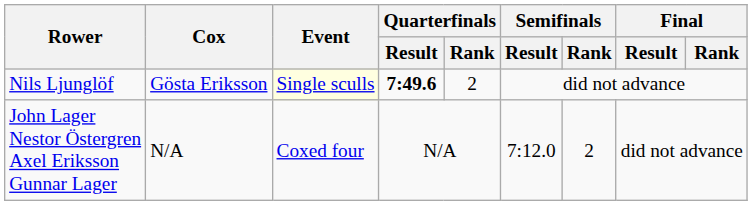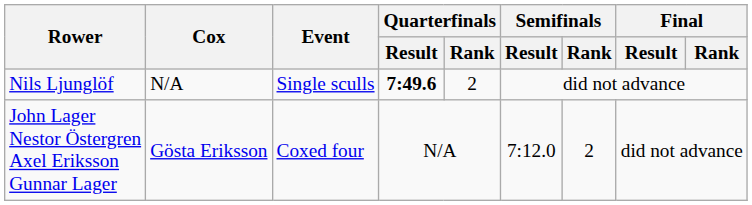(209, 84) Gösta Eriksson -> (167, 84) N/A
(326, 84) lightyellow background -> (326, 84) no background
(167, 150) N/A -> (209, 150) Gösta Eriksson
